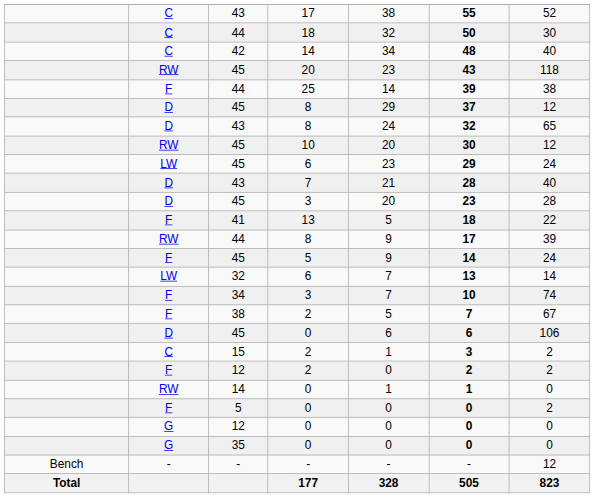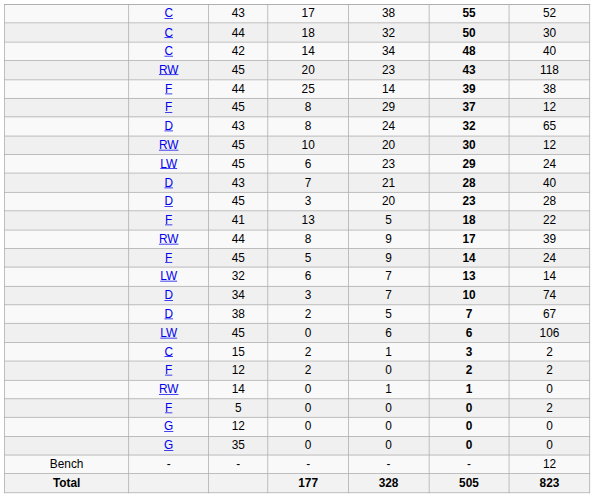(169, 107) D -> (169, 107) F
(169, 295) F -> (169, 295) D
(169, 314) F -> (169, 314) D
(169, 333) D -> (169, 333) LW
